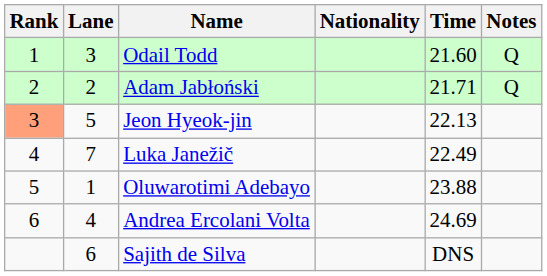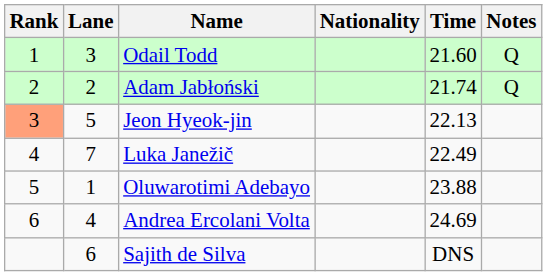(453, 87) 21.71 -> (453, 87) 21.74
